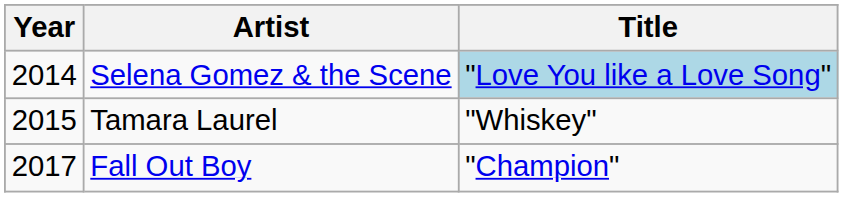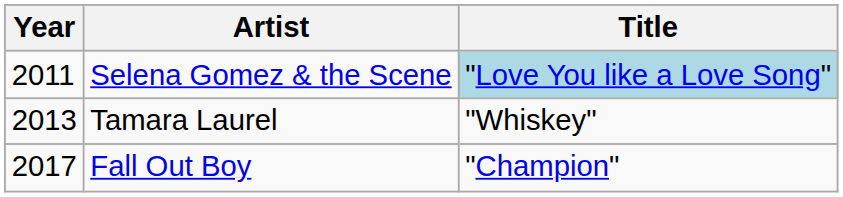(44, 74) 2014 -> (43, 74) 2011
(44, 120) 2015 -> (44, 120) 2013
